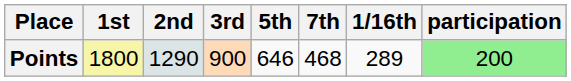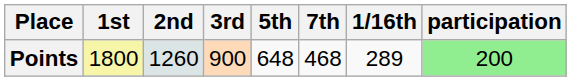(174, 57) 1290 -> (174, 57) 1260
(275, 57) 646 -> (275, 57) 648
